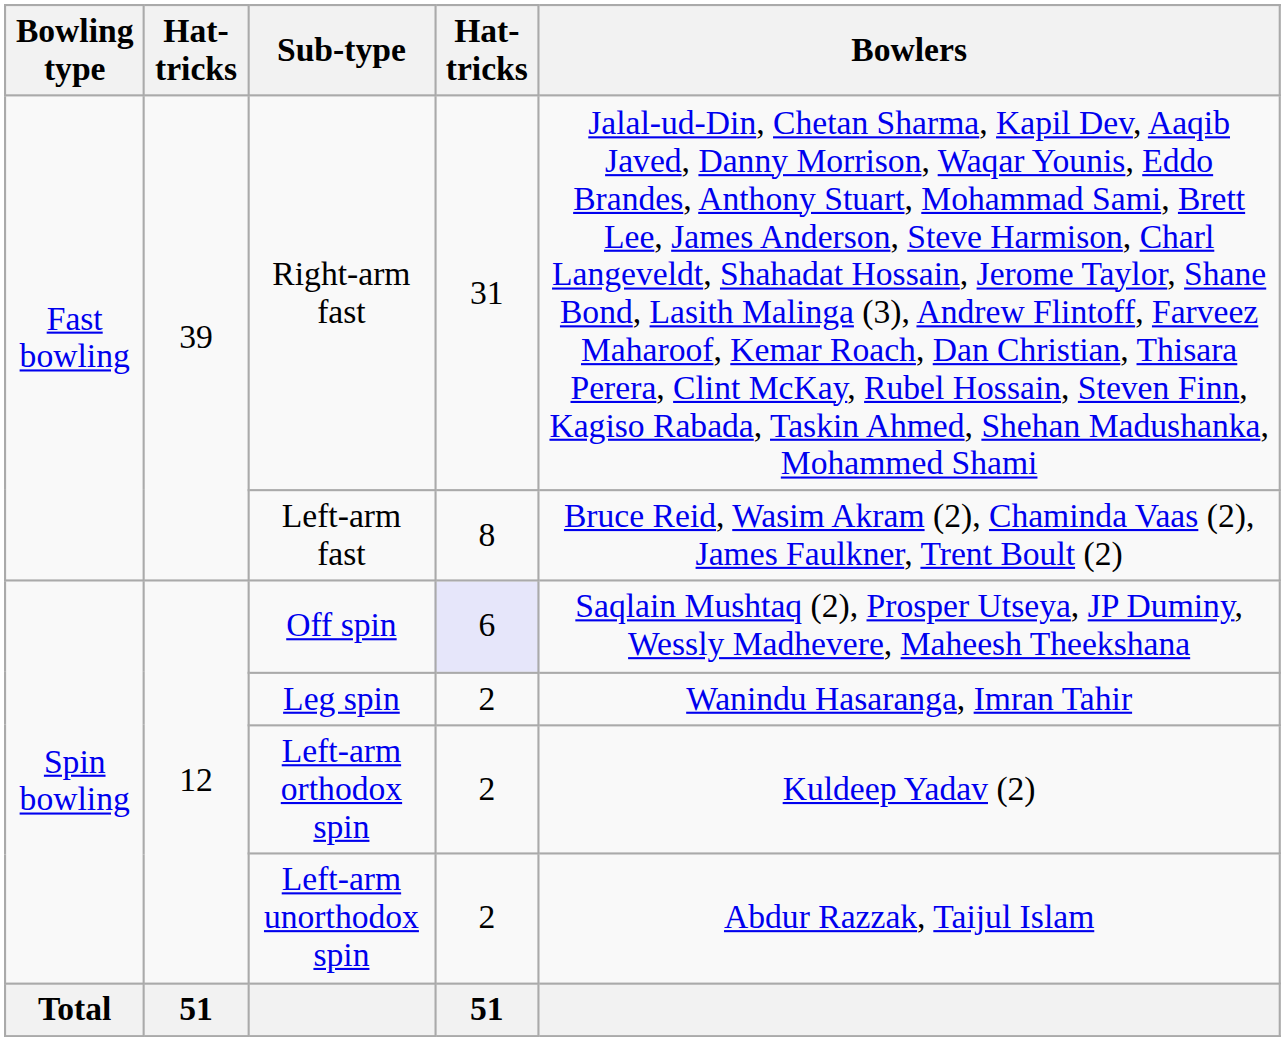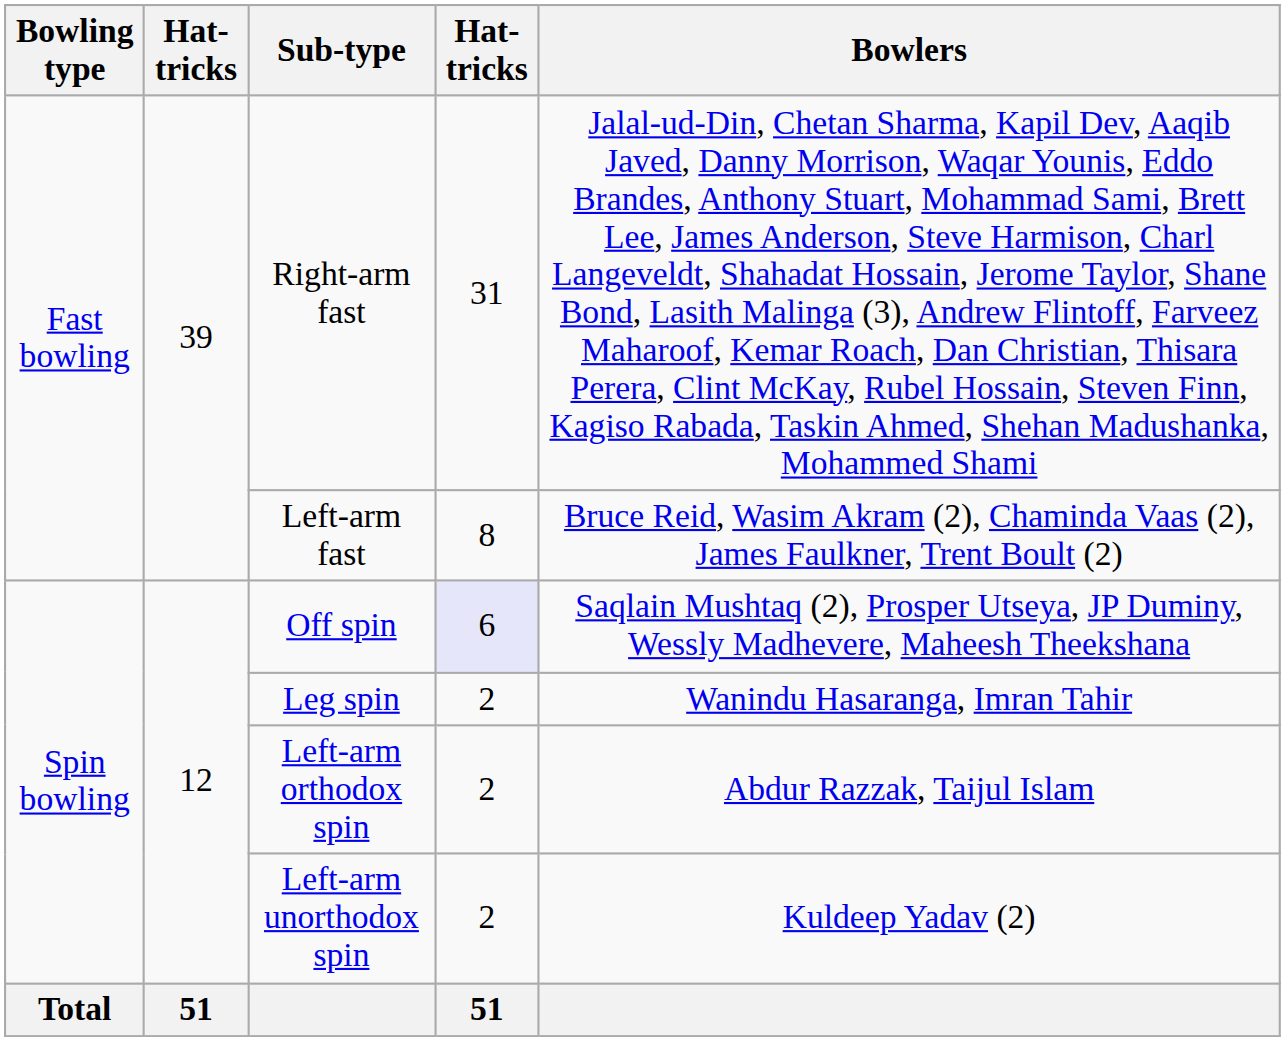(909, 788) Kuldeep Yadav (2) -> (909, 788) Abdur Razzak, Taijul Islam
(909, 917) Abdur Razzak, Taijul Islam -> (909, 917) Kuldeep Yadav (2)
